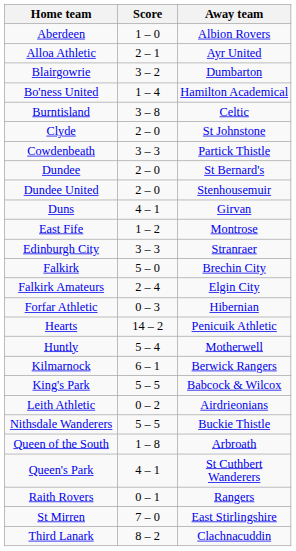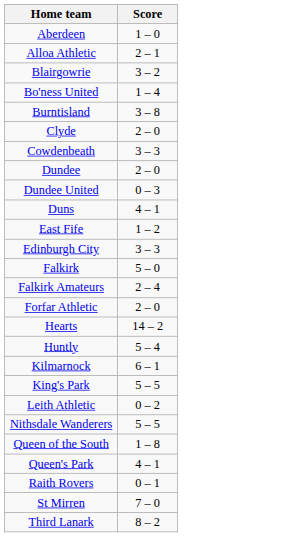- column: (234, 14)
(148, 190) 2 – 0 -> (148, 190) 0 – 3
(148, 307) 0 – 3 -> (148, 307) 2 – 0
